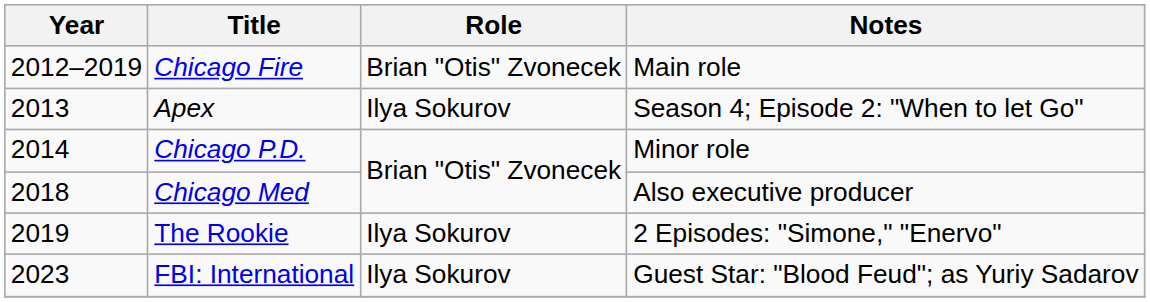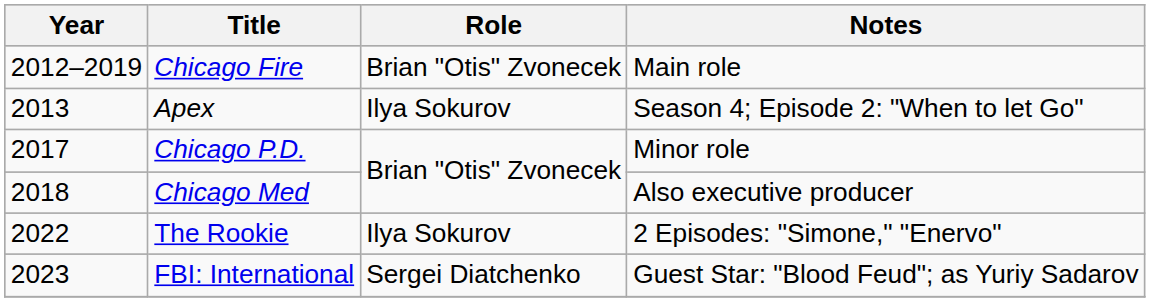(40, 150) 2014 -> (40, 150) 2017
(40, 233) 2019 -> (40, 233) 2022
(438, 274) Ilya Sokurov -> (473, 274) Sergei Diatchenko
